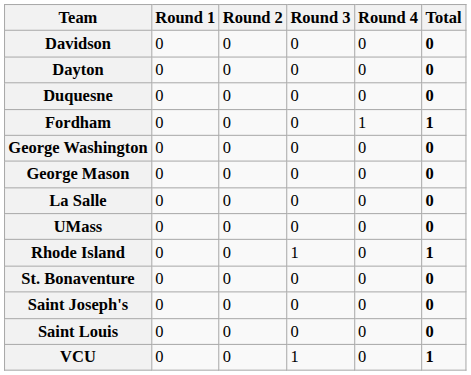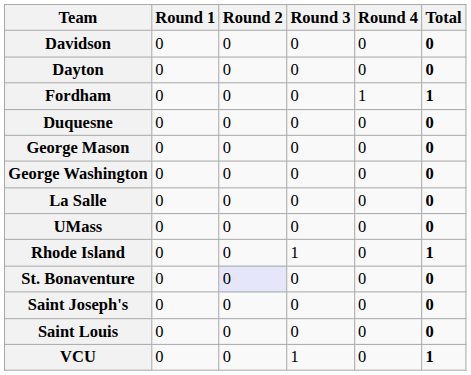rows swapped: (78, 95) <-> (78, 122)
rows swapped: (78, 174) <-> (78, 148)
(227, 278) no background -> (227, 278) lavender background
